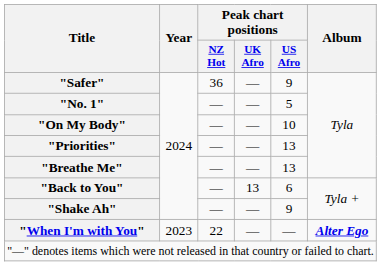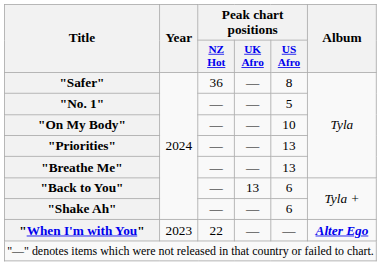(289, 82) 9 -> (289, 82) 8
(289, 209) 9 -> (289, 209) 6
